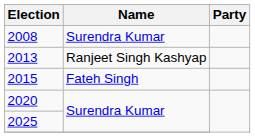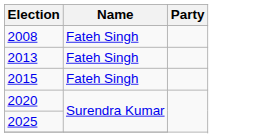(115, 36) Surendra Kumar -> (102, 36) Fateh Singh
(136, 57) Ranjeet Singh Kashyap -> (102, 57) Fateh Singh
